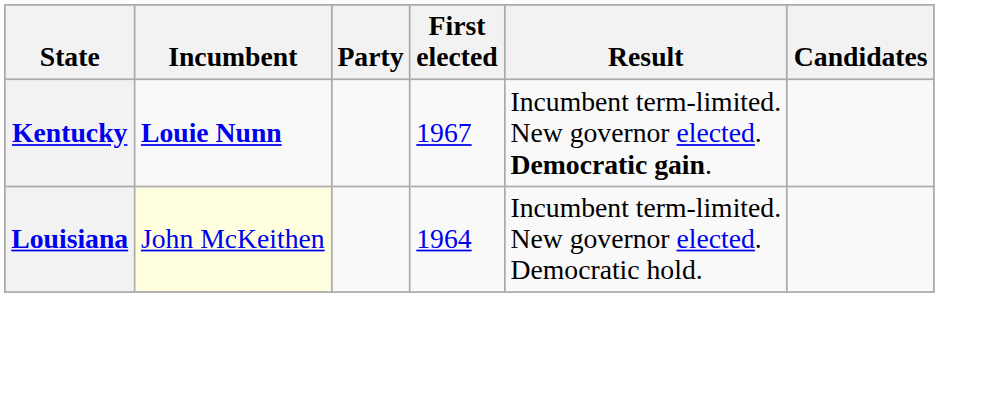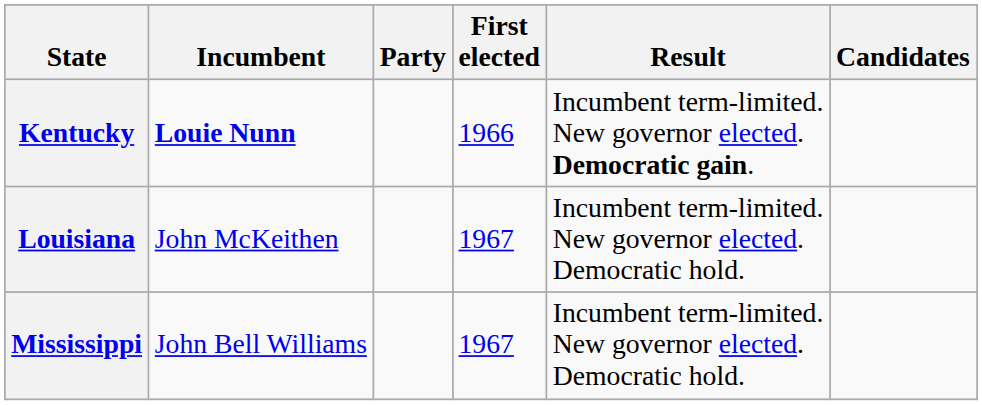(444, 132) 1967 -> (486, 132) 1966
(233, 238) lightyellow background -> (247, 238) no background
(444, 238) 1964 -> (486, 238) 1967
+ row: (77, 344)
